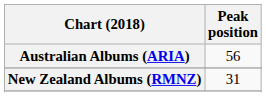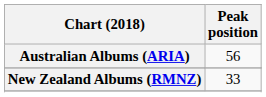(233, 79) 31 -> (233, 79) 33
